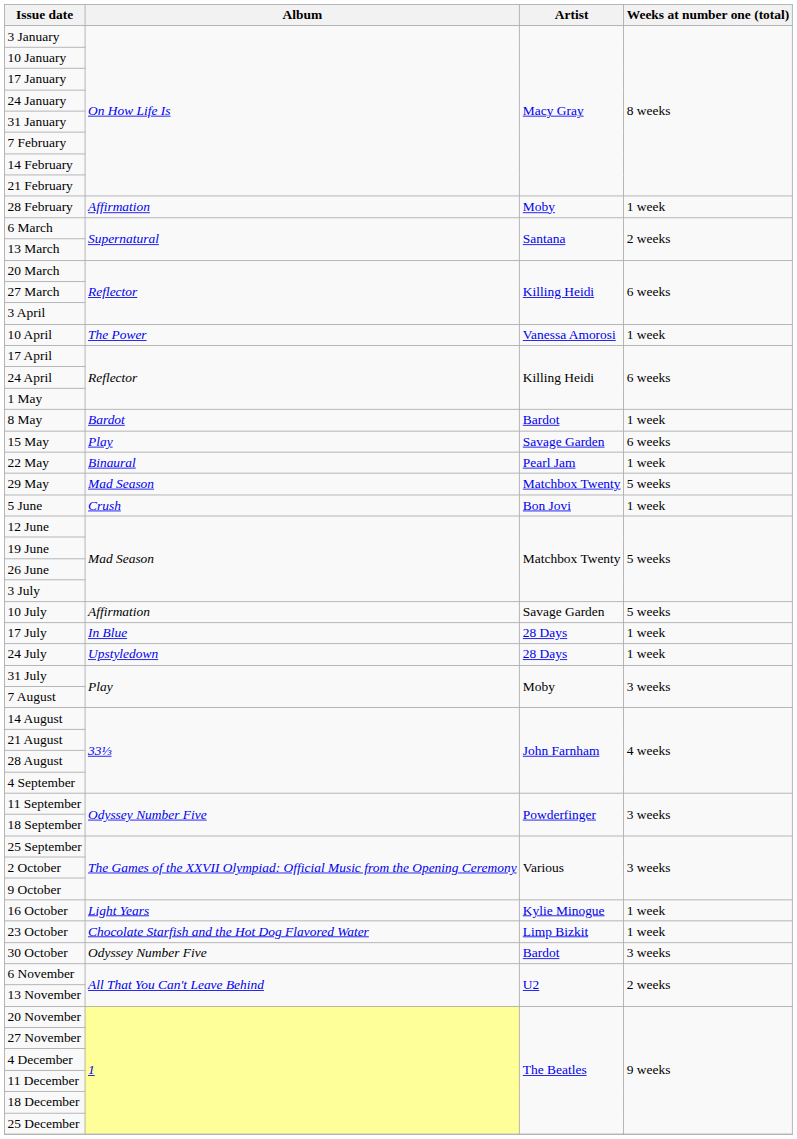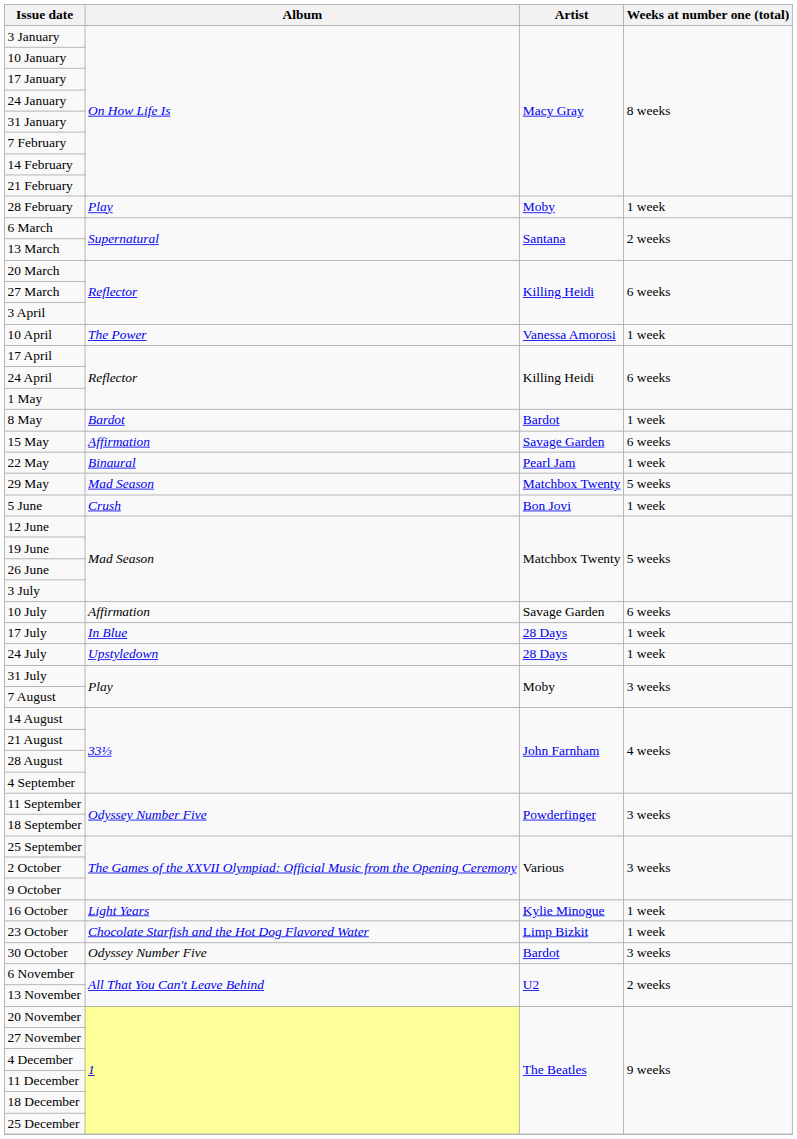(119, 206) Affirmation -> (100, 206) Play
(100, 441) Play -> (119, 441) Affirmation
(649, 611) 5 weeks -> (649, 611) 6 weeks
